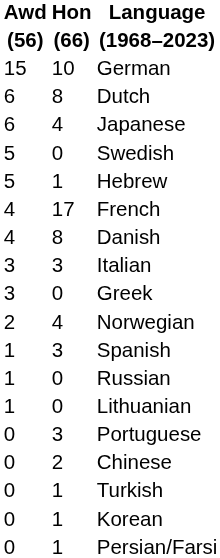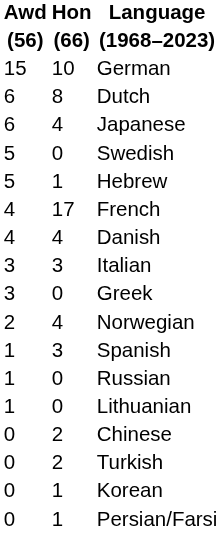(58, 237) 8 -> (58, 237) 4
- row: (149, 434)
(58, 490) 1 -> (58, 462) 2
